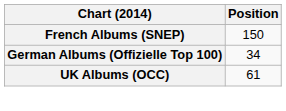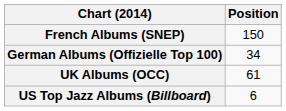+ row: (115, 95)
